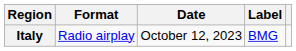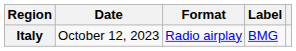columns swapped: (191, 14) <-> (96, 14)
